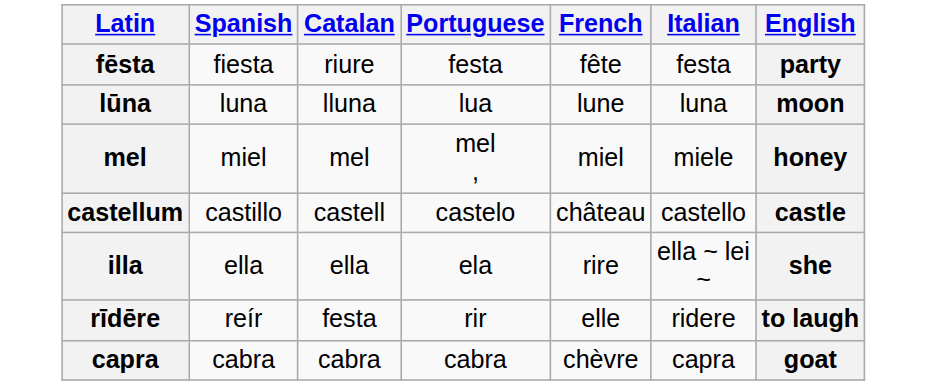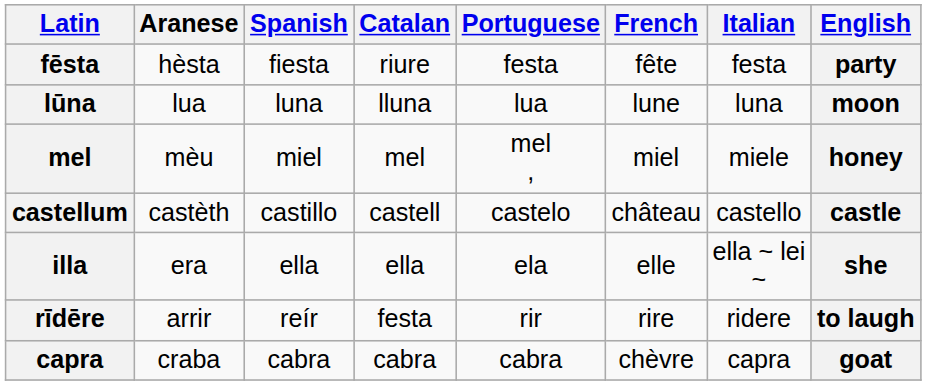+ column: (189, 24)
(601, 266) rire -> (656, 266) elle
(601, 319) elle -> (656, 319) rire
